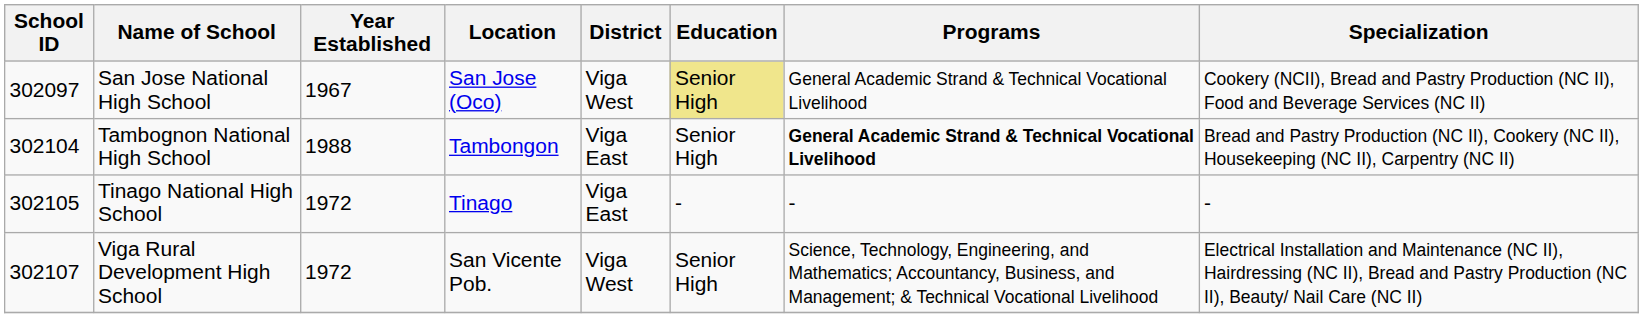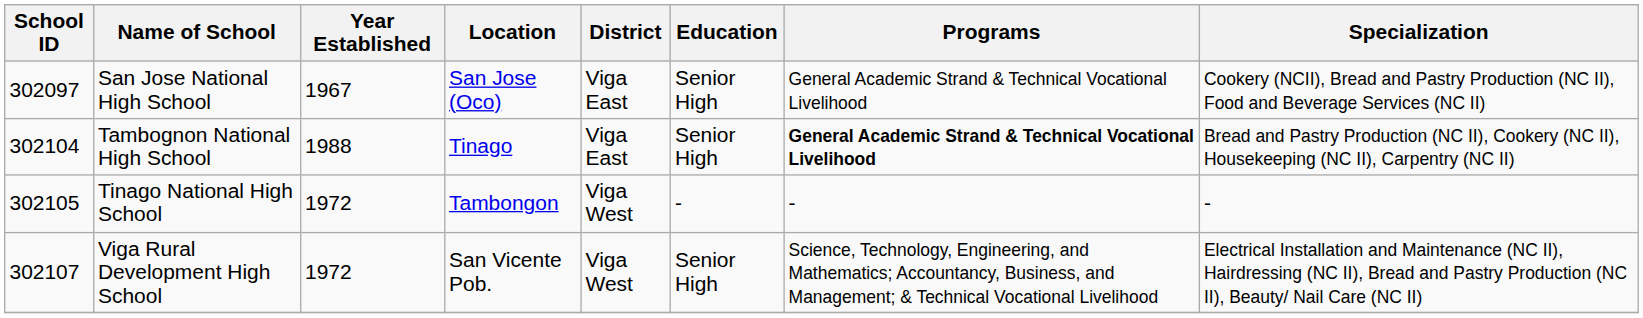(609, 89) Viga West -> (607, 89) Viga East
(705, 89) khaki background -> (705, 89) no background
(504, 146) Tambongon -> (481, 146) Tinago
(481, 203) Tinago -> (504, 203) Tambongon
(607, 203) Viga East -> (609, 203) Viga West
